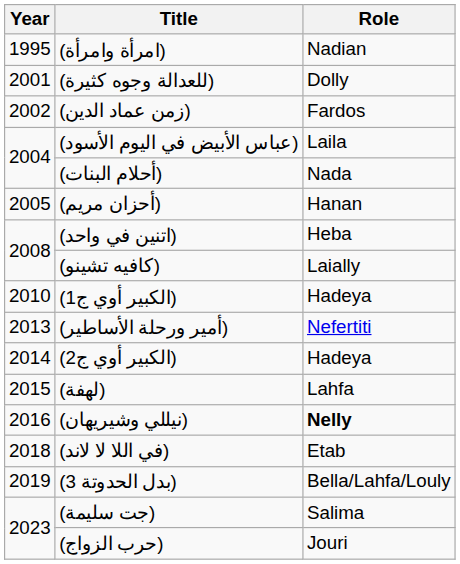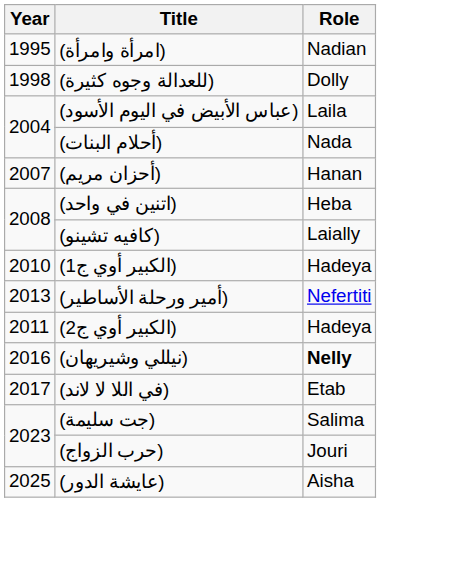(30, 80) 2001 -> (30, 80) 1998
- row: (125, 111)
(30, 203) 2005 -> (30, 173) 2007
(30, 358) 2014 -> (29, 327) 2011
- row: (82, 389)
(30, 450) 2018 -> (30, 389) 2017
- row: (118, 482)
+ row: (112, 482)
